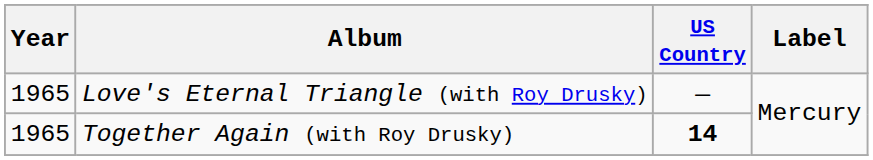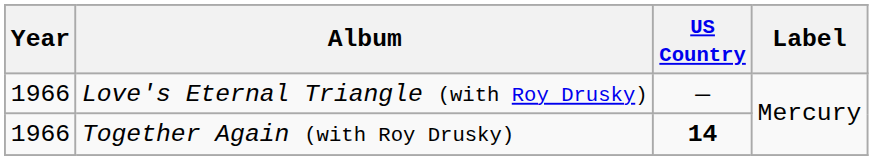(40, 94) 1965 -> (40, 94) 1966
(40, 134) 1965 -> (40, 134) 1966
